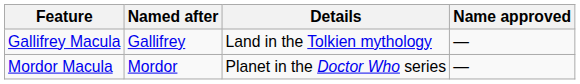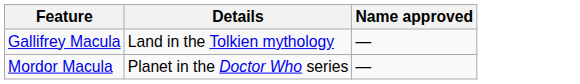- column: (173, 16)
